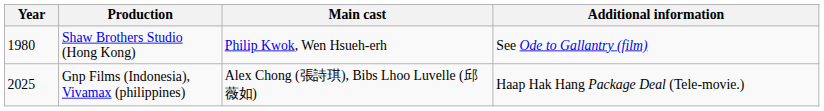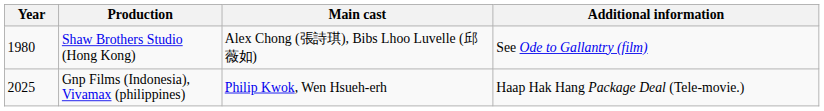(306, 44) Philip Kwok, Wen Hsueh-erh -> (351, 47) Alex Chong (張詩琪), Bibs Lhoo Luvelle (邱薇如)
(351, 84) Alex Chong (張詩琪), Bibs Lhoo Luvelle (邱薇如) -> (306, 87) Philip Kwok, Wen Hsueh-erh
